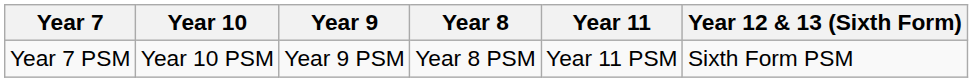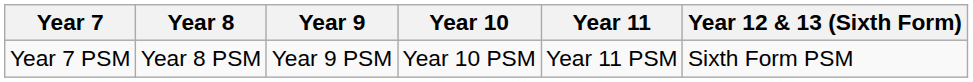columns swapped: (475, 22) <-> (207, 22)
